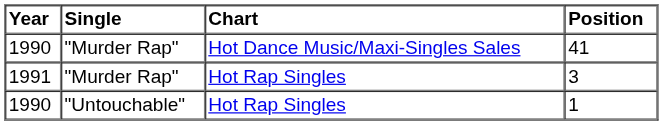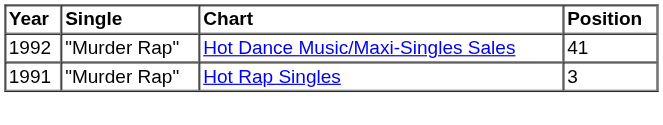(30, 47) 1990 -> (30, 47) 1992
- row: (125, 105)
